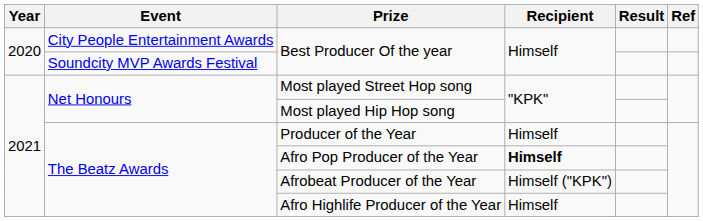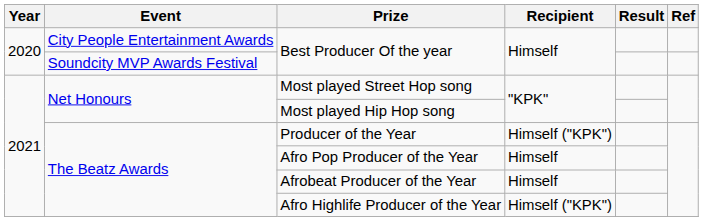(533, 134) Himself -> (560, 134) Himself ("KPK")
(535, 157) bold -> (533, 157) normal
(560, 181) Himself ("KPK") -> (533, 181) Himself
(533, 205) Himself -> (560, 205) Himself ("KPK")
